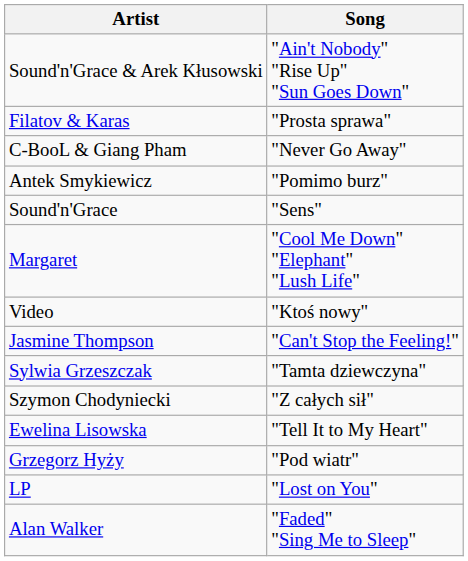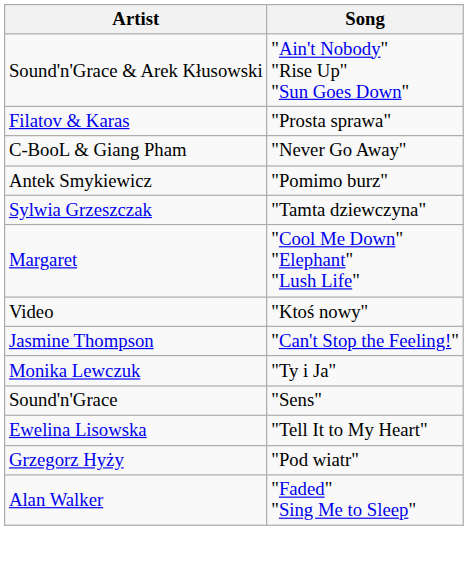rows swapped: (80, 370) <-> (63, 209)
+ row: (75, 370)
- row: (90, 400)
- row: (20, 489)
